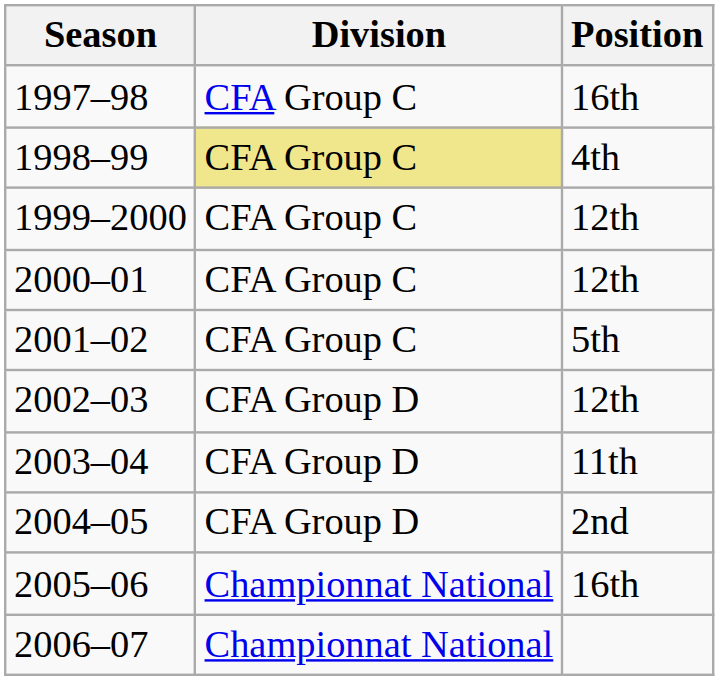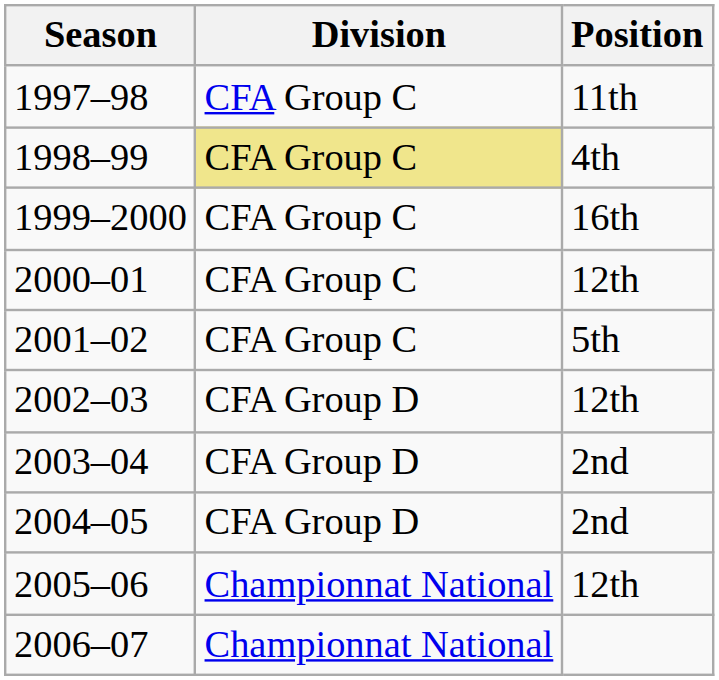(605, 95) 16th -> (604, 95) 11th
(605, 217) 12th -> (605, 217) 16th
(604, 461) 11th -> (600, 461) 2nd
(605, 583) 16th -> (605, 583) 12th
